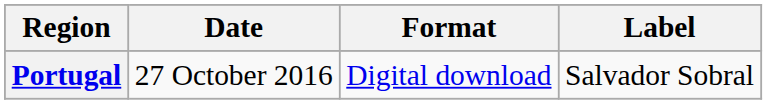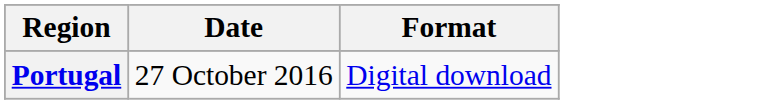- column: (660, 27)
